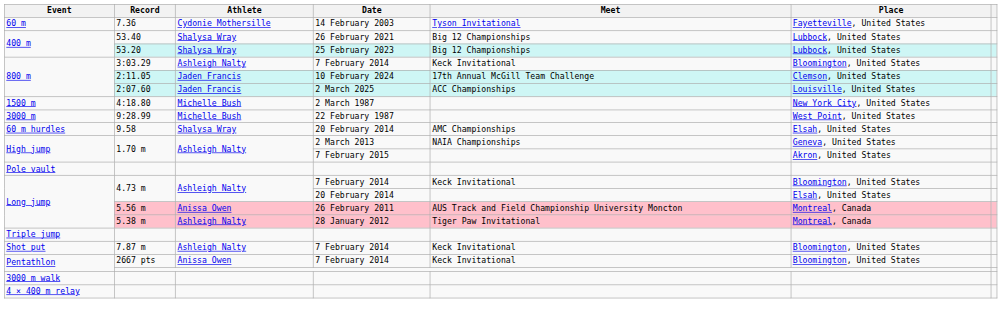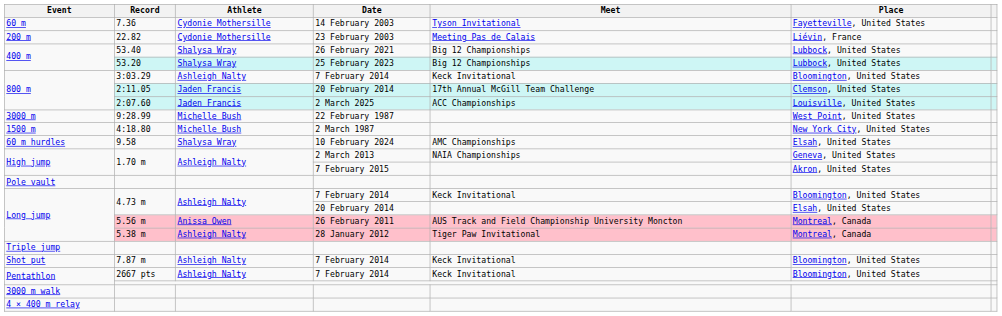+ row: (19, 38)
(355, 77) 10 February 2024 -> (355, 90) 20 February 2014
rows swapped: (21, 103) <-> (21, 117)
(355, 130) 20 February 2014 -> (355, 143) 10 February 2024
(204, 261) Anissa Owen -> (212, 274) Ashleigh Nalty
